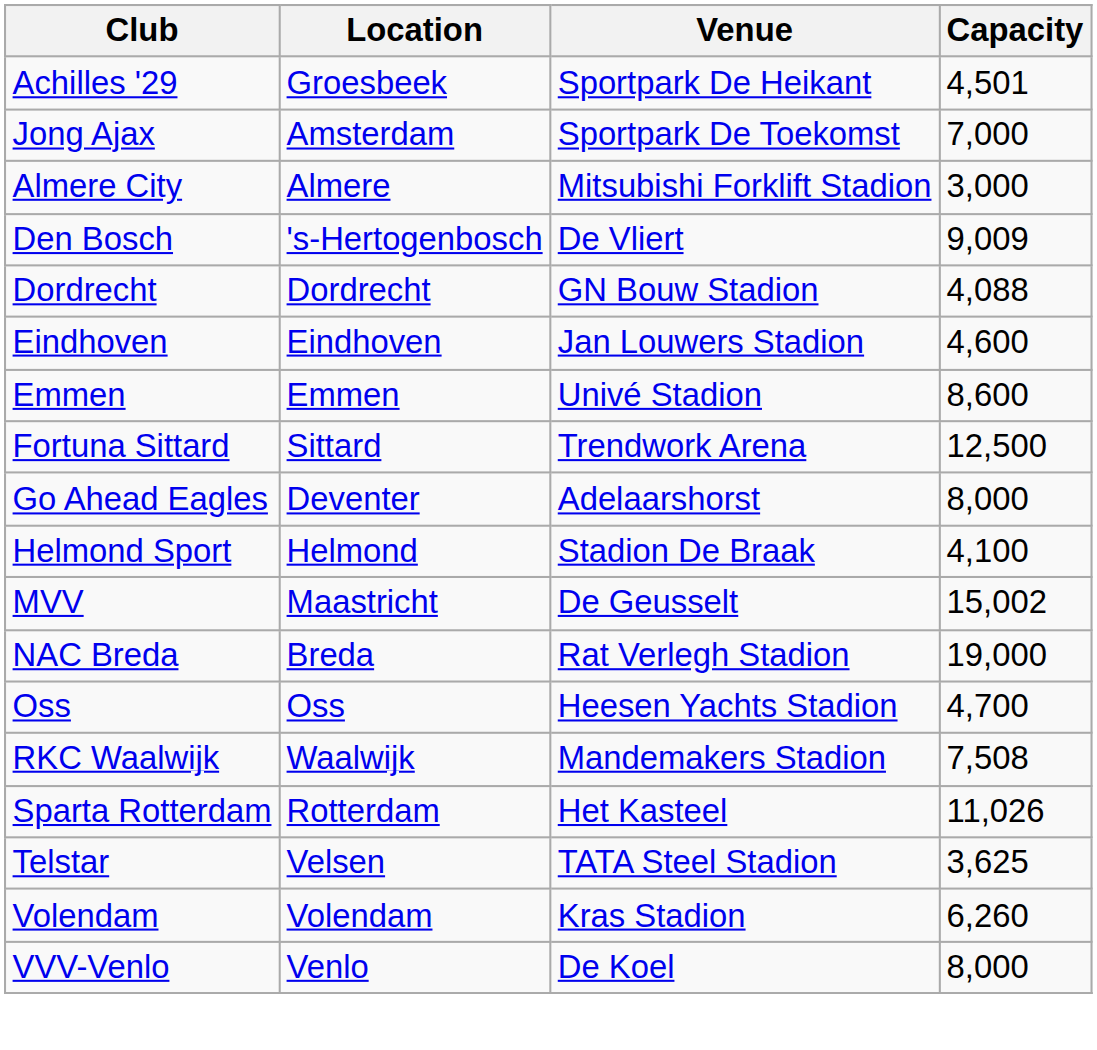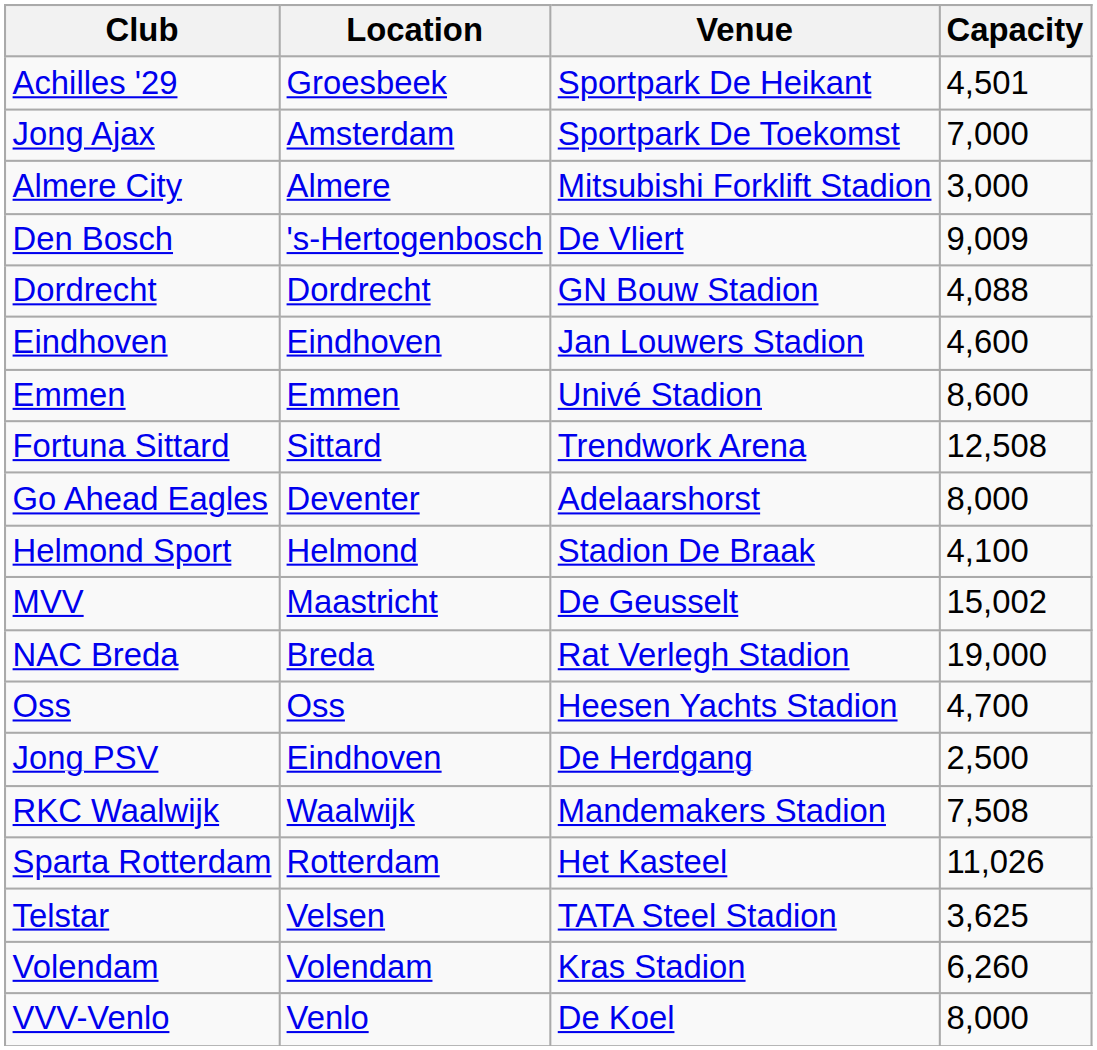(997, 446) 12,500 -> (997, 446) 12,508
+ row: (86, 758)
